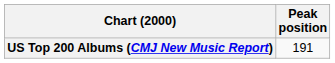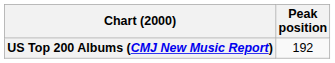(303, 48) 191 -> (303, 48) 192
